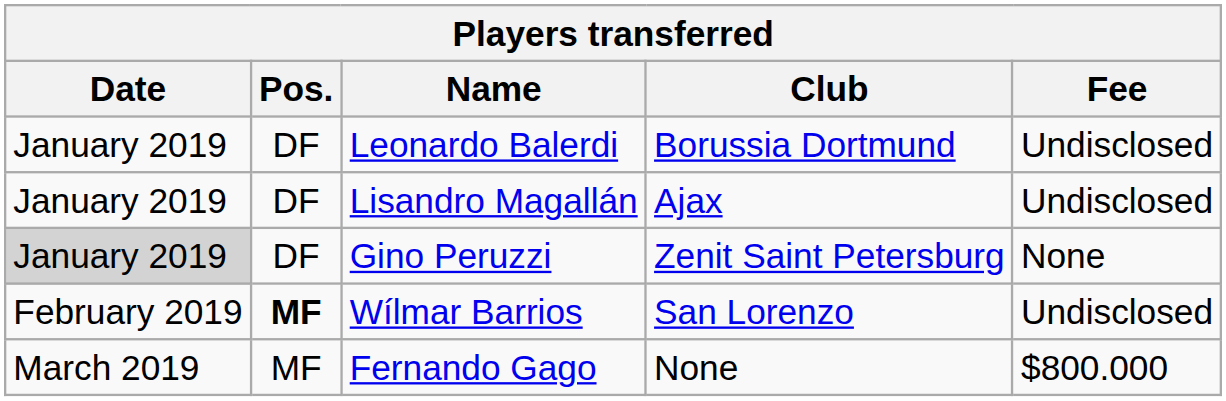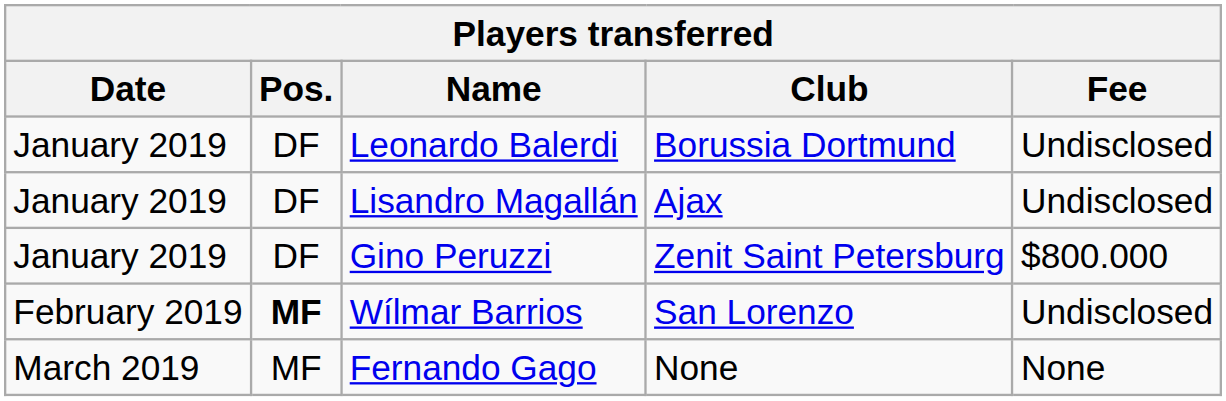(120, 257) lightgrey background -> (120, 257) no background
(1063, 257) None -> (1095, 257) $800.000
(1095, 368) $800.000 -> (1063, 368) None
